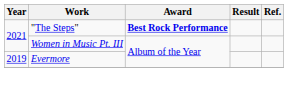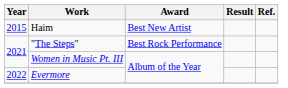+ row: (42, 28)
(178, 28) bold -> (175, 43) normal
(17, 59) 2019 -> (17, 75) 2022
